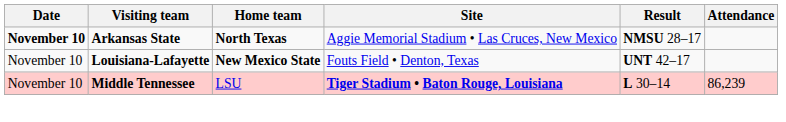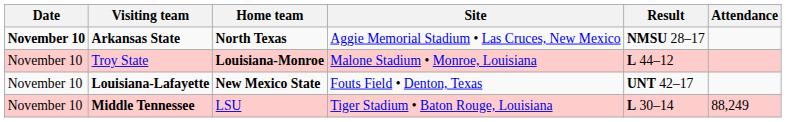+ row: (120, 61)
(445, 83) bold -> (441, 106) normal
(726, 83) 86,239 -> (730, 106) 88,249
